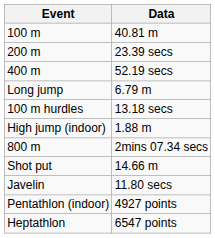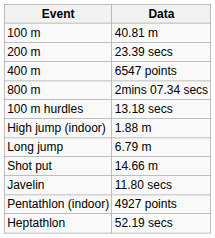(144, 71) 52.19 secs -> (146, 71) 6547 points
rows swapped: (24, 147) <-> (35, 90)
(146, 223) 6547 points -> (144, 223) 52.19 secs
